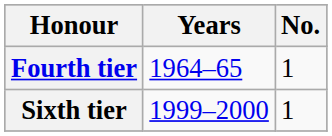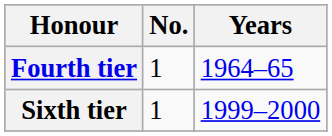columns swapped: (301, 25) <-> (209, 25)
